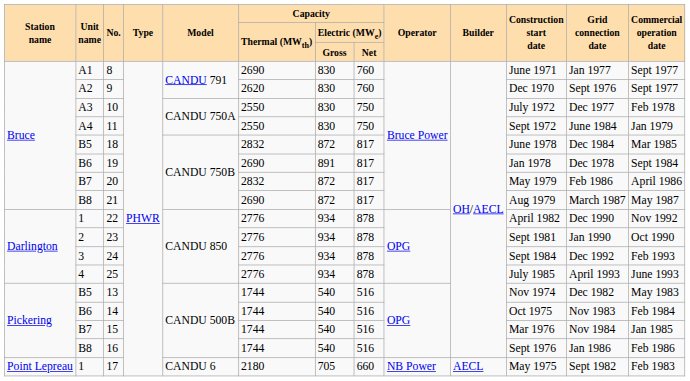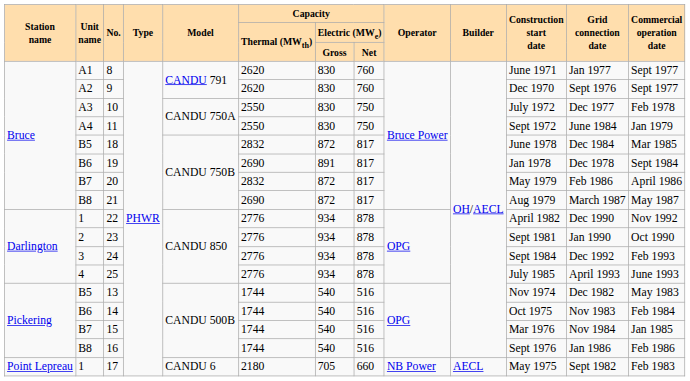(253, 70) 2690 -> (253, 70) 2620
